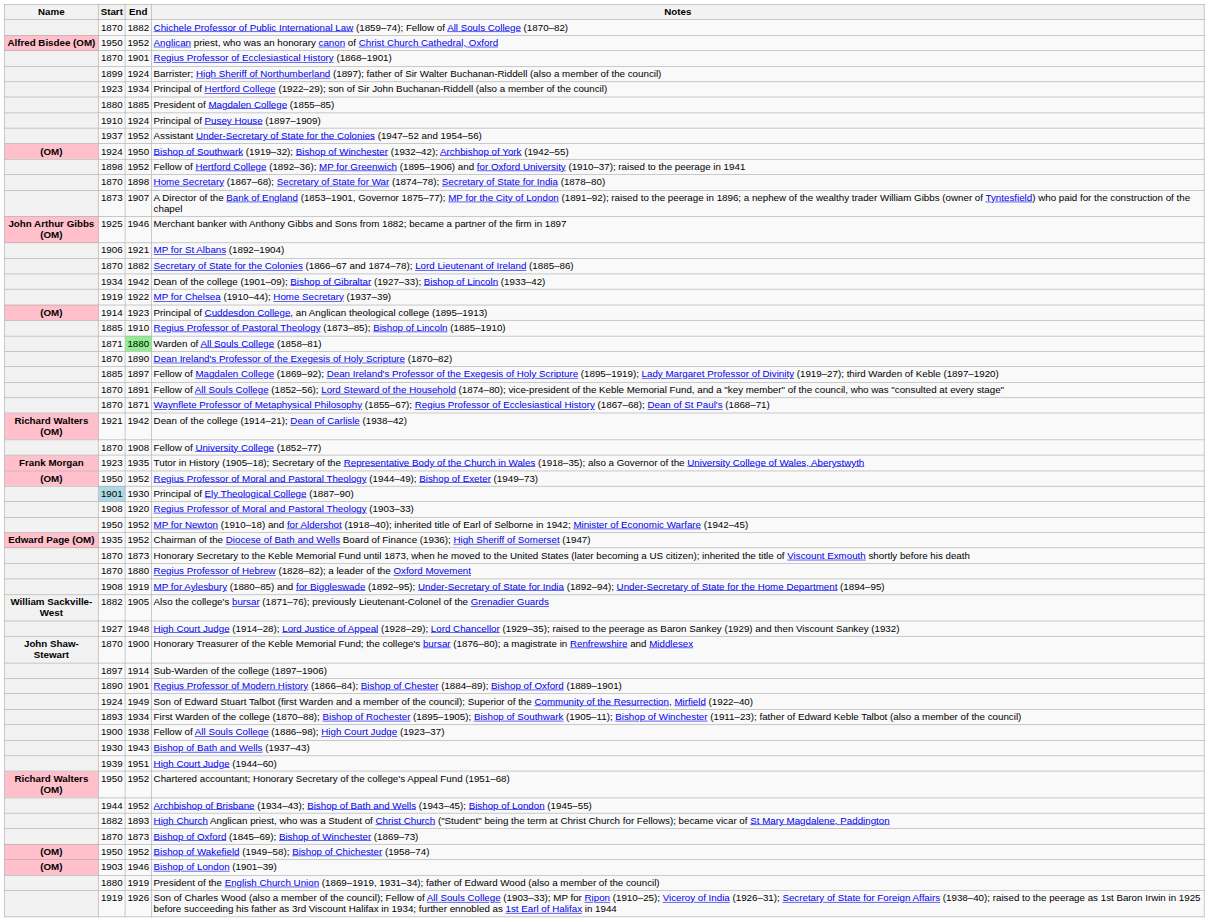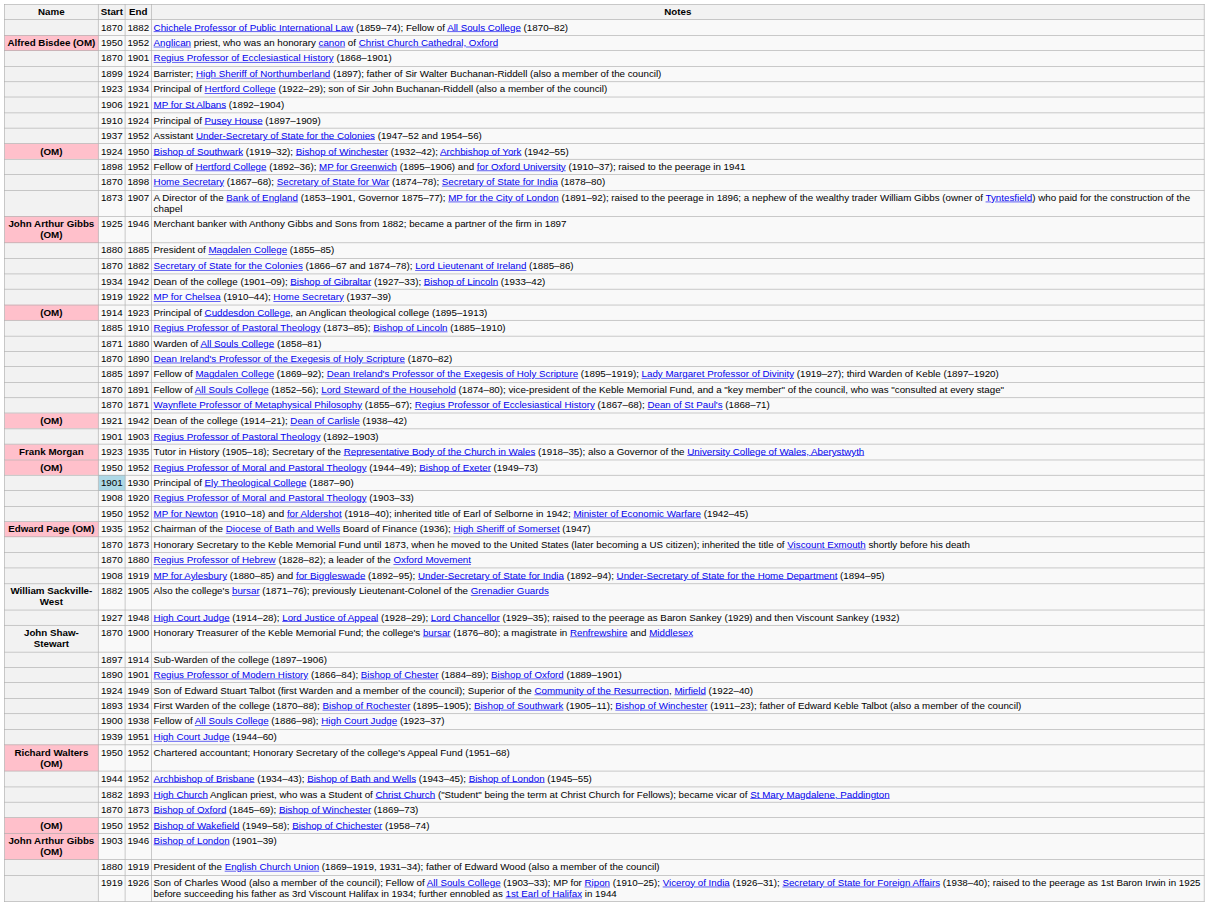rows swapped: (244, 105) <-> (219, 250)
(138, 343) lightgreen background -> (138, 343) no background
(51, 426) Richard Walters (OM) -> (51, 421) (OM)
- row: (237, 447)
+ row: (266, 436)
- row: (232, 748)
(51, 867) (OM) -> (51, 846) John Arthur Gibbs (OM)
